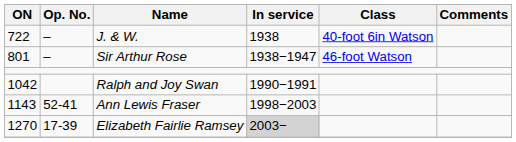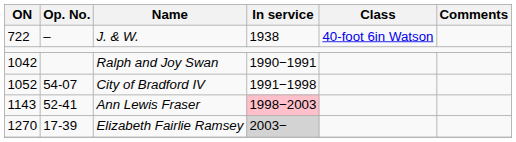- row: (19, 57)
+ row: (22, 84)
(283, 105) no background -> (283, 105) pink background
